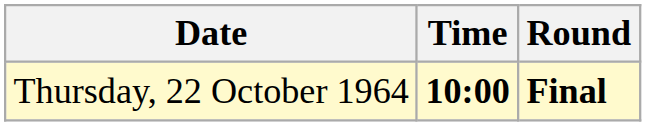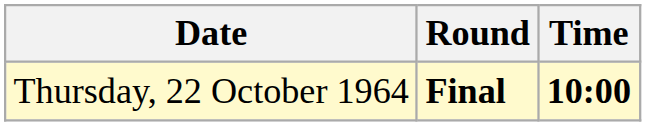columns swapped: (468, 33) <-> (579, 33)
